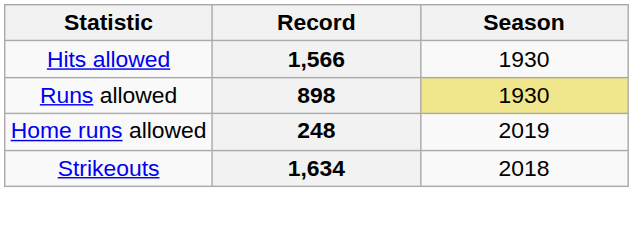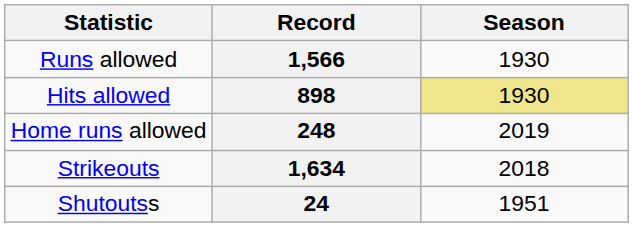(109, 58) Hits allowed -> (109, 58) Runs allowed
(109, 95) Runs allowed -> (109, 95) Hits allowed
+ row: (316, 204)
